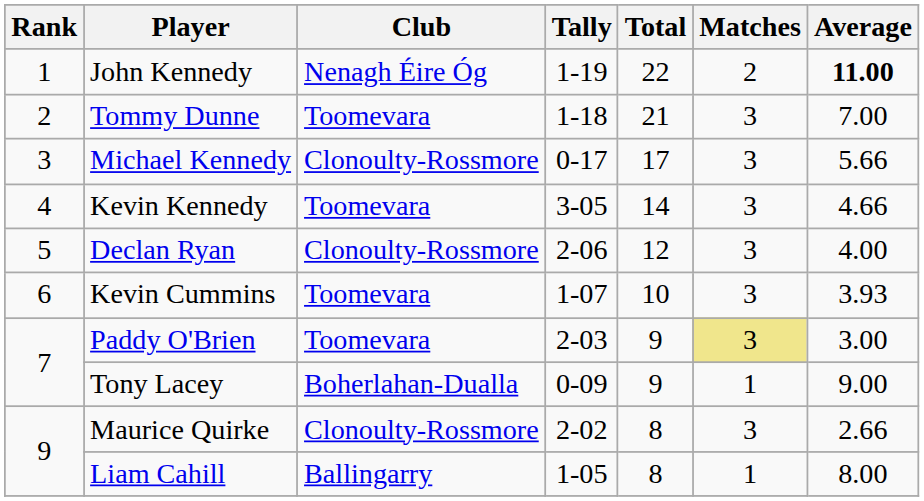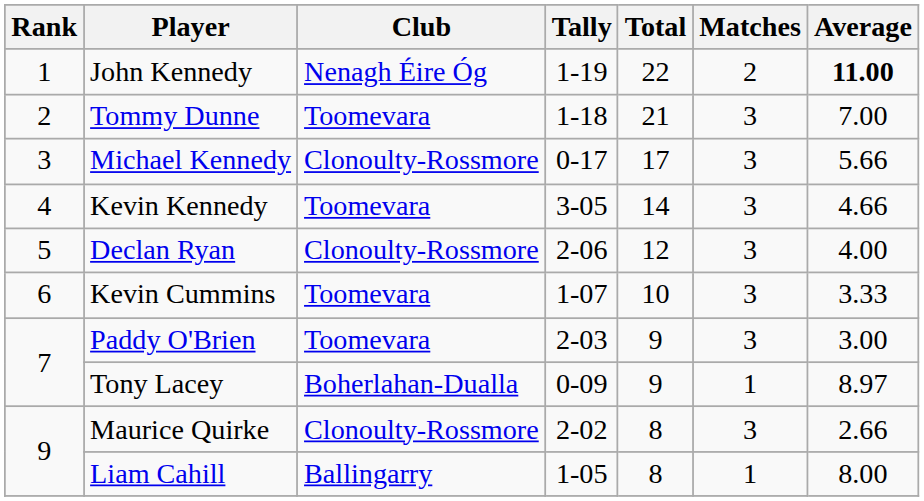(863, 294) 3.93 -> (863, 294) 3.33
(750, 339) khaki background -> (750, 339) no background
(863, 384) 9.00 -> (863, 384) 8.97
